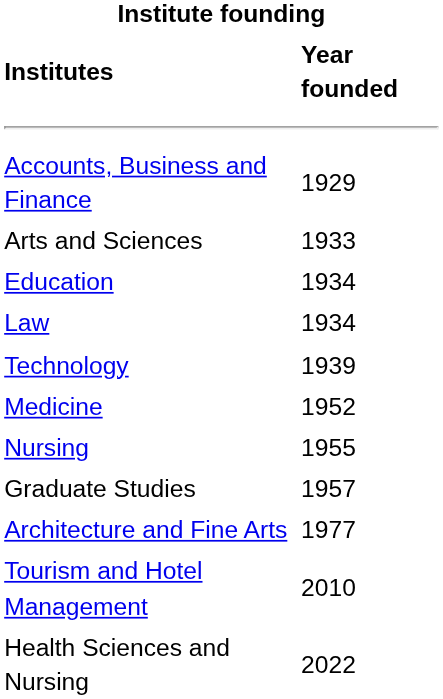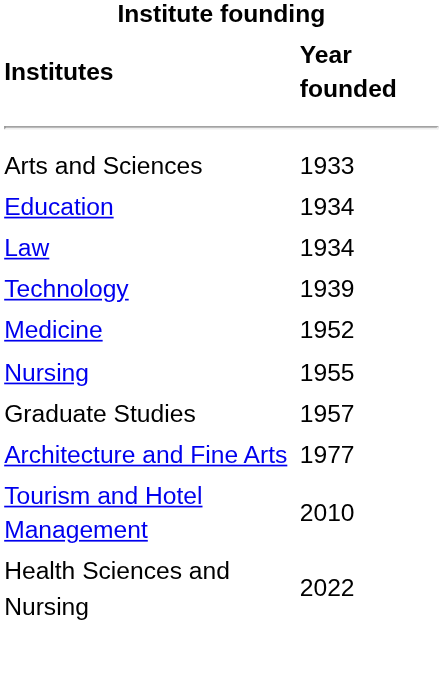- row: (135, 182)
